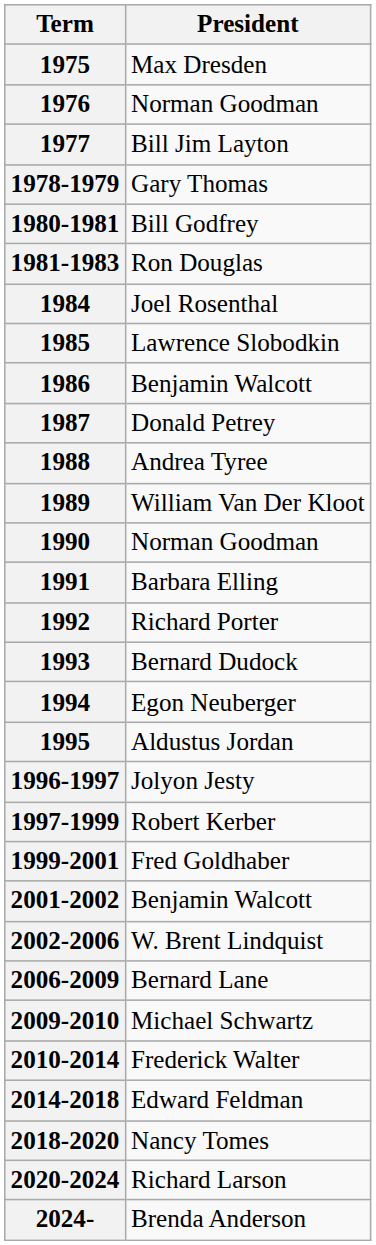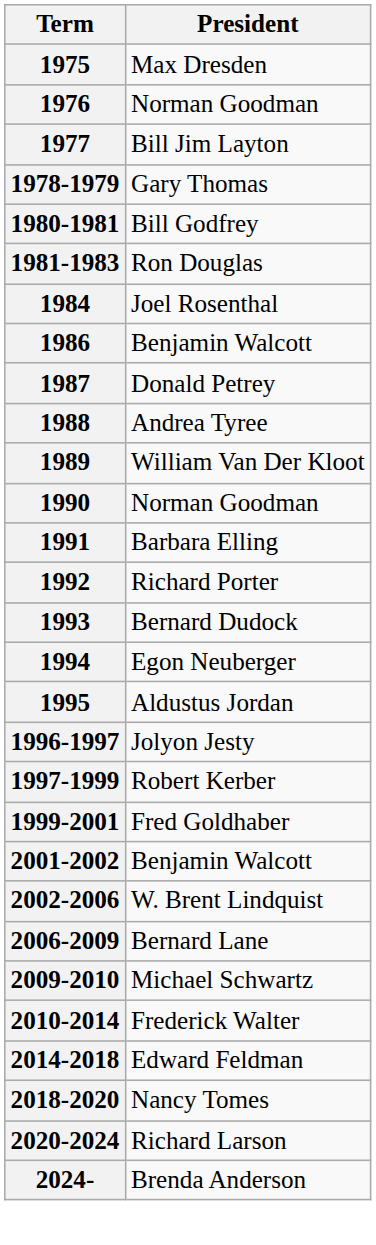- row: (65, 343)
